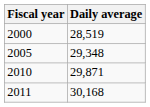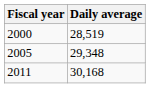- row: (20, 72)
